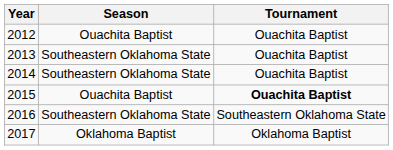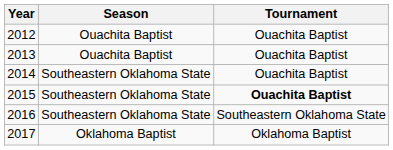(126, 54) Southeastern Oklahoma State -> (126, 54) Ouachita Baptist
(126, 94) Ouachita Baptist -> (126, 94) Southeastern Oklahoma State
